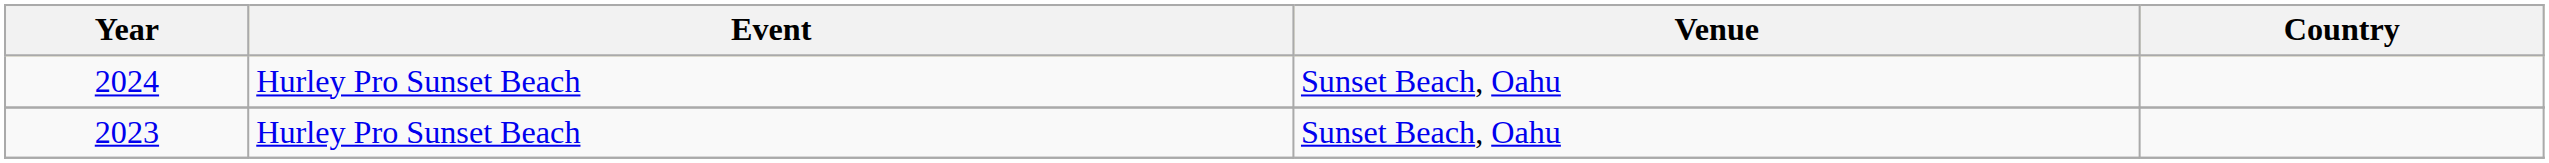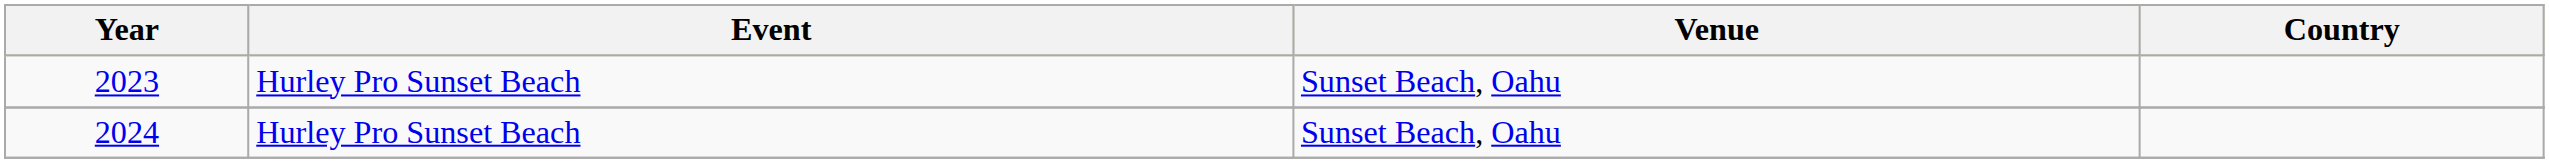rows swapped: (127, 81) <-> (127, 132)
